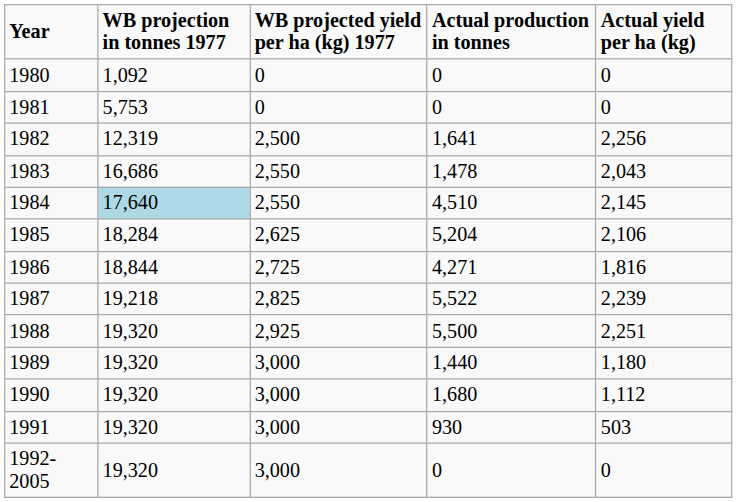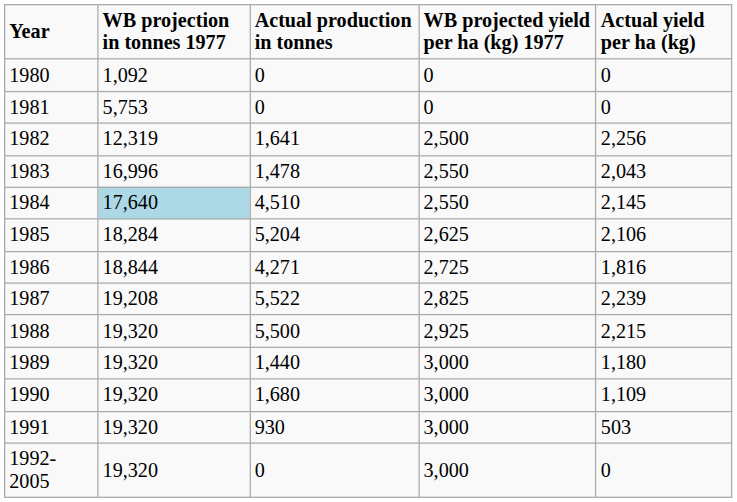columns swapped: (510, 31) <-> (338, 31)
(130, 171) 16,686 -> (130, 171) 16,996
(130, 298) 19,218 -> (130, 298) 19,208
(623, 330) 2,251 -> (623, 330) 2,215
(623, 394) 1,112 -> (623, 394) 1,109
